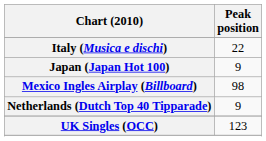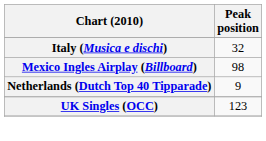(238, 47) 22 -> (238, 47) 32
- row: (109, 67)
